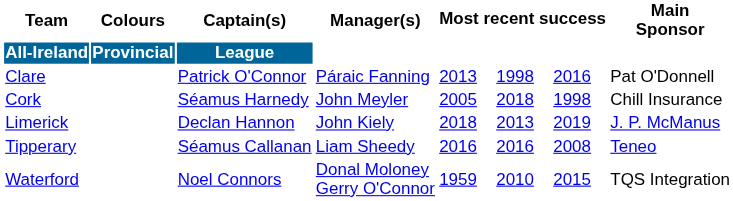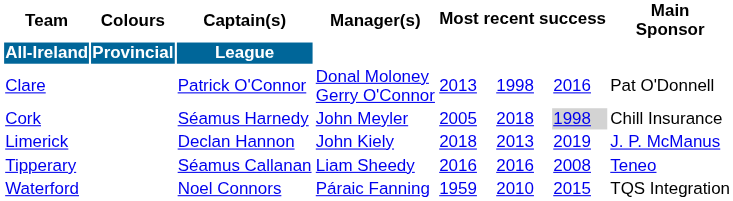(373, 76) Páraic Fanning -> (375, 85) Donal Moloney Gerry O'Connor
(572, 99) no background -> (572, 118) lightgrey background
(375, 179) Donal Moloney Gerry O'Connor -> (373, 188) Páraic Fanning
